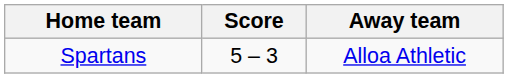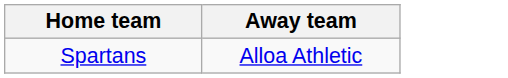- column: (254, 21)
